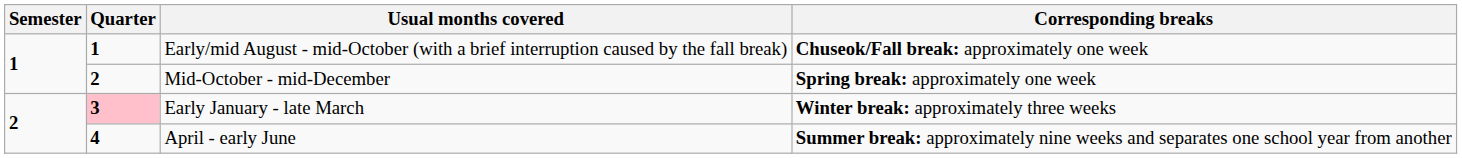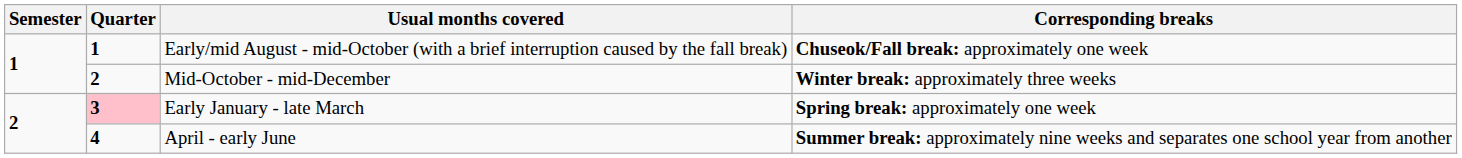(946, 78) Spring break: approximately one week -> (956, 78) Winter break: approximately three weeks
(956, 108) Winter break: approximately three weeks -> (946, 108) Spring break: approximately one week
